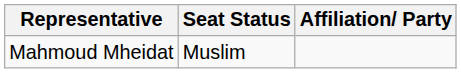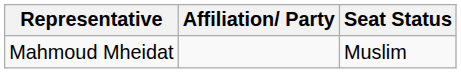columns swapped: (376, 20) <-> (237, 20)
